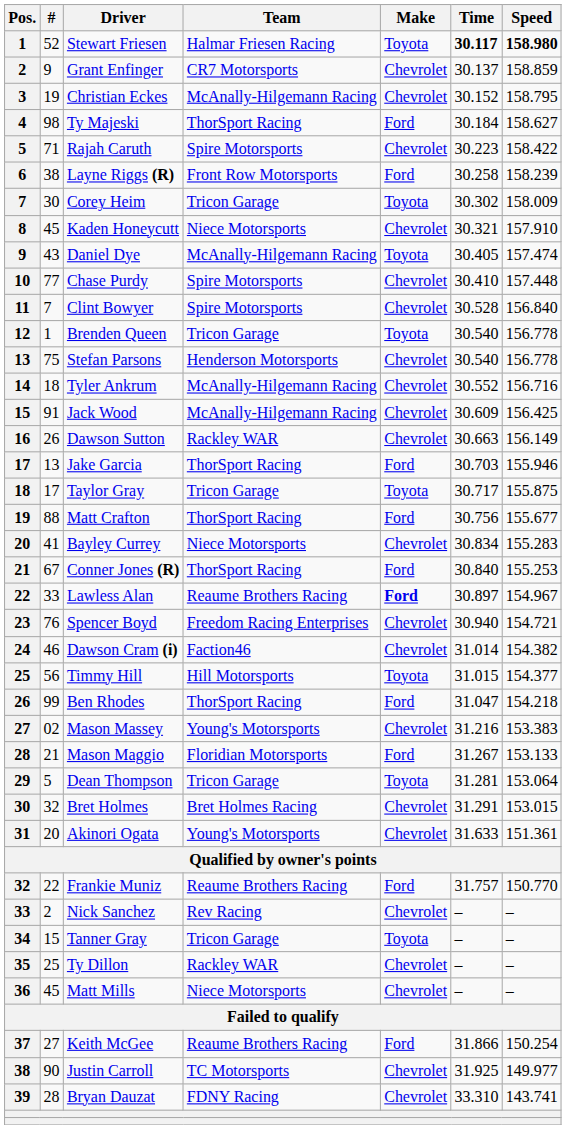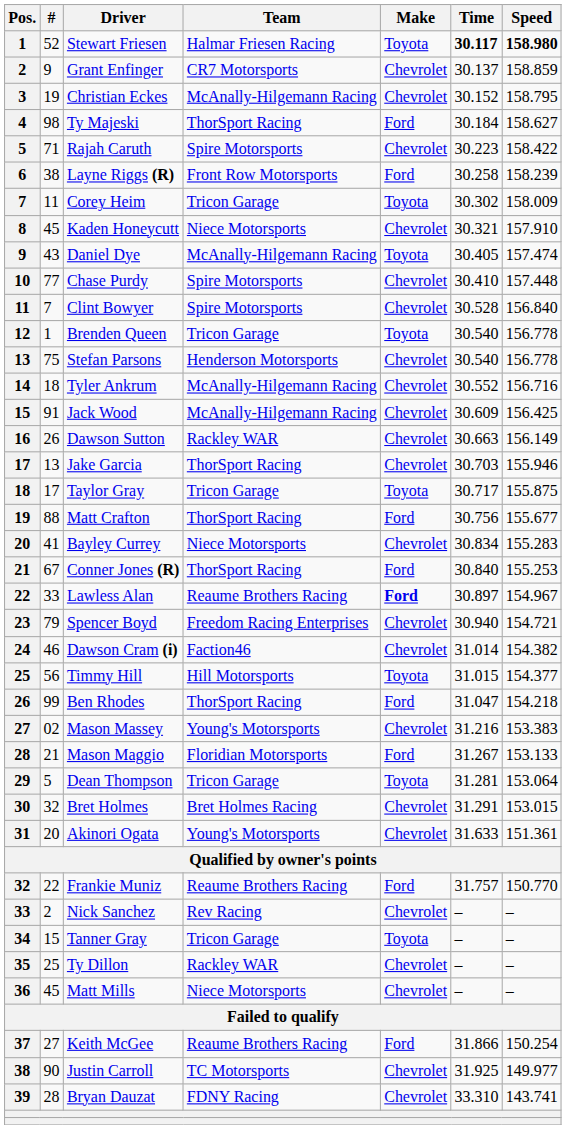(52, 202) 30 -> (51, 202) 11
(399, 465) Ford -> (416, 465) Chevrolet
(52, 623) 76 -> (52, 623) 79
